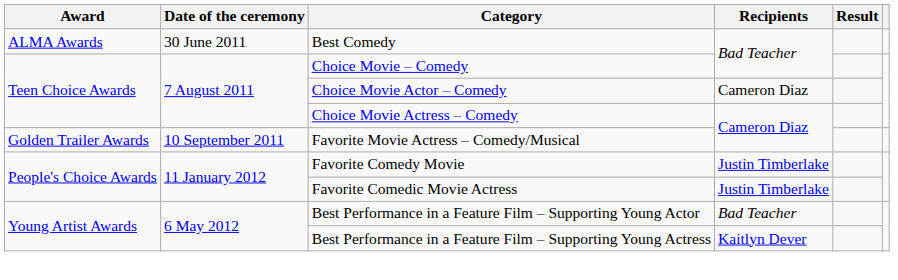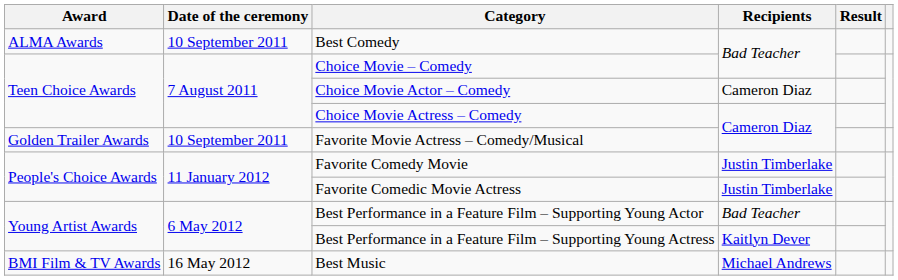(205, 41) 30 June 2011 -> (228, 41) 10 September 2011
+ row: (351, 262)
